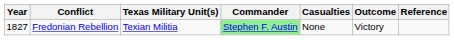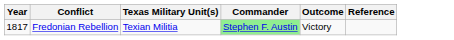- column: (326, 12)
(17, 27) 1827 -> (17, 27) 1817
